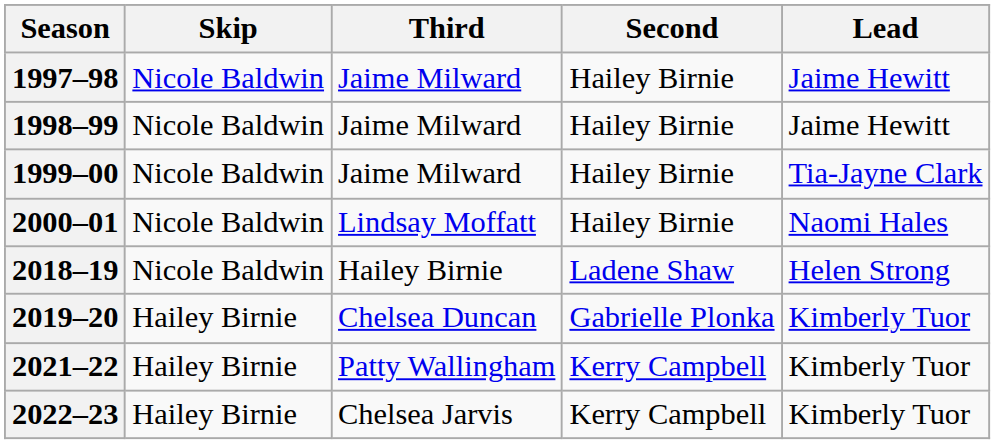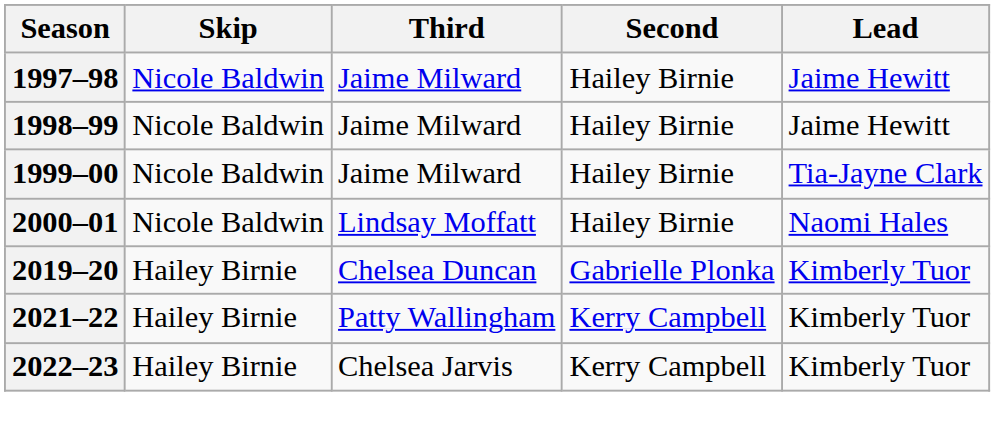- row: (65, 269)
